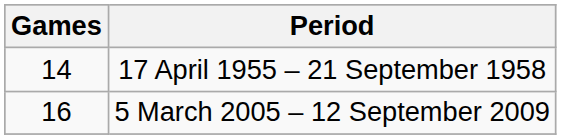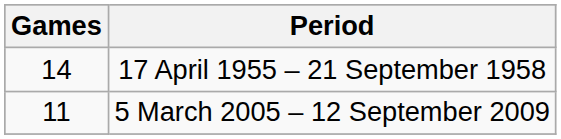(56, 112) 16 -> (56, 112) 11
